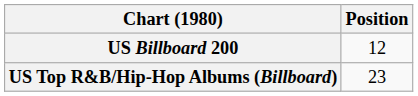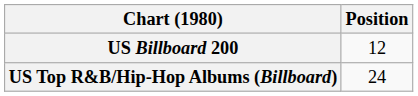(377, 76) 23 -> (377, 76) 24
